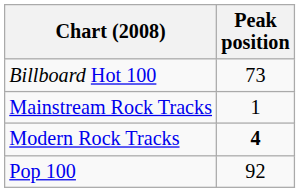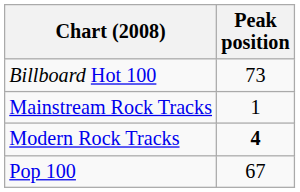(255, 171) 92 -> (255, 171) 67
